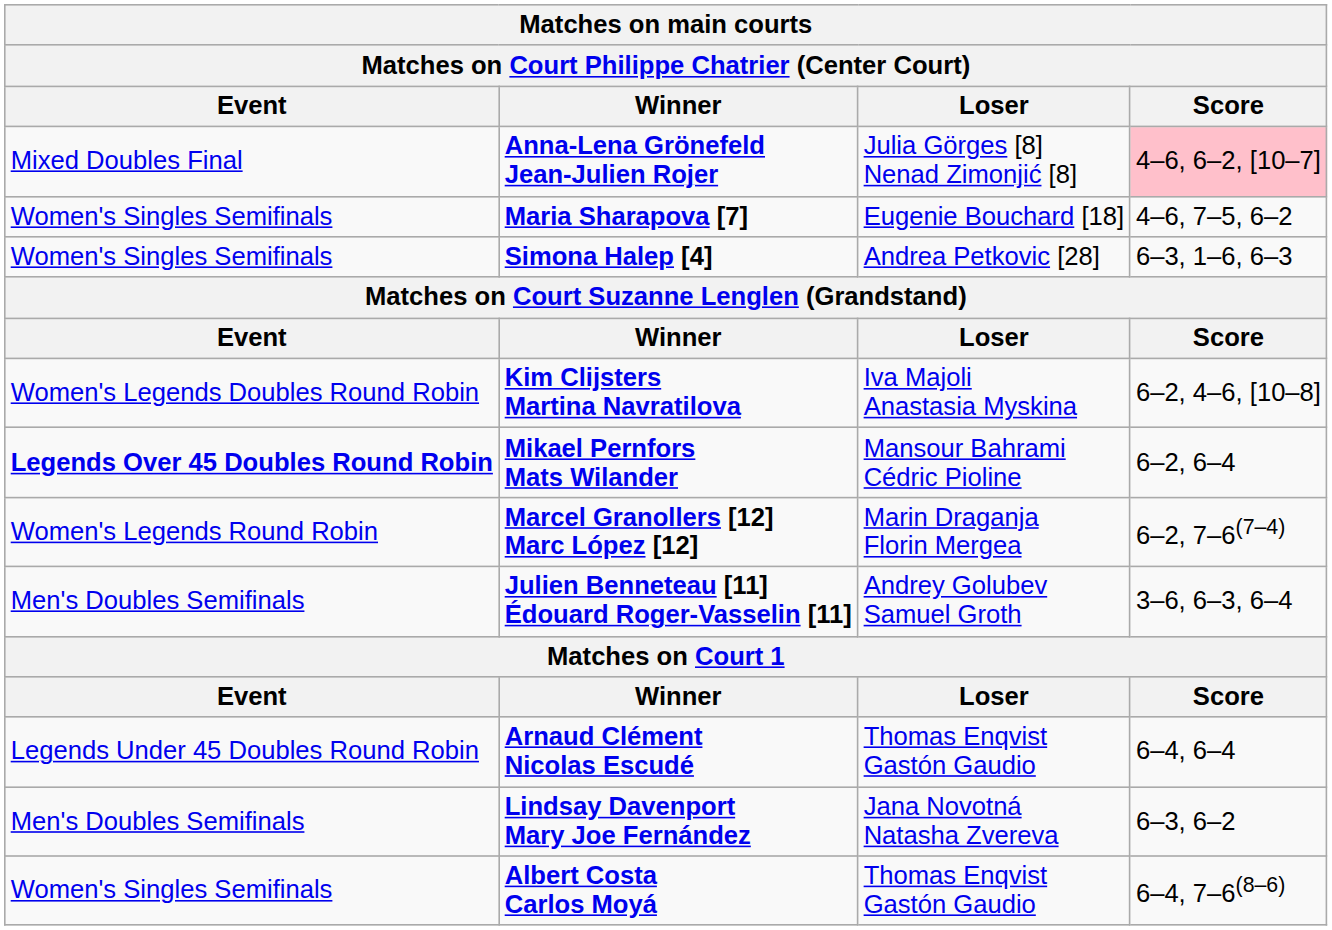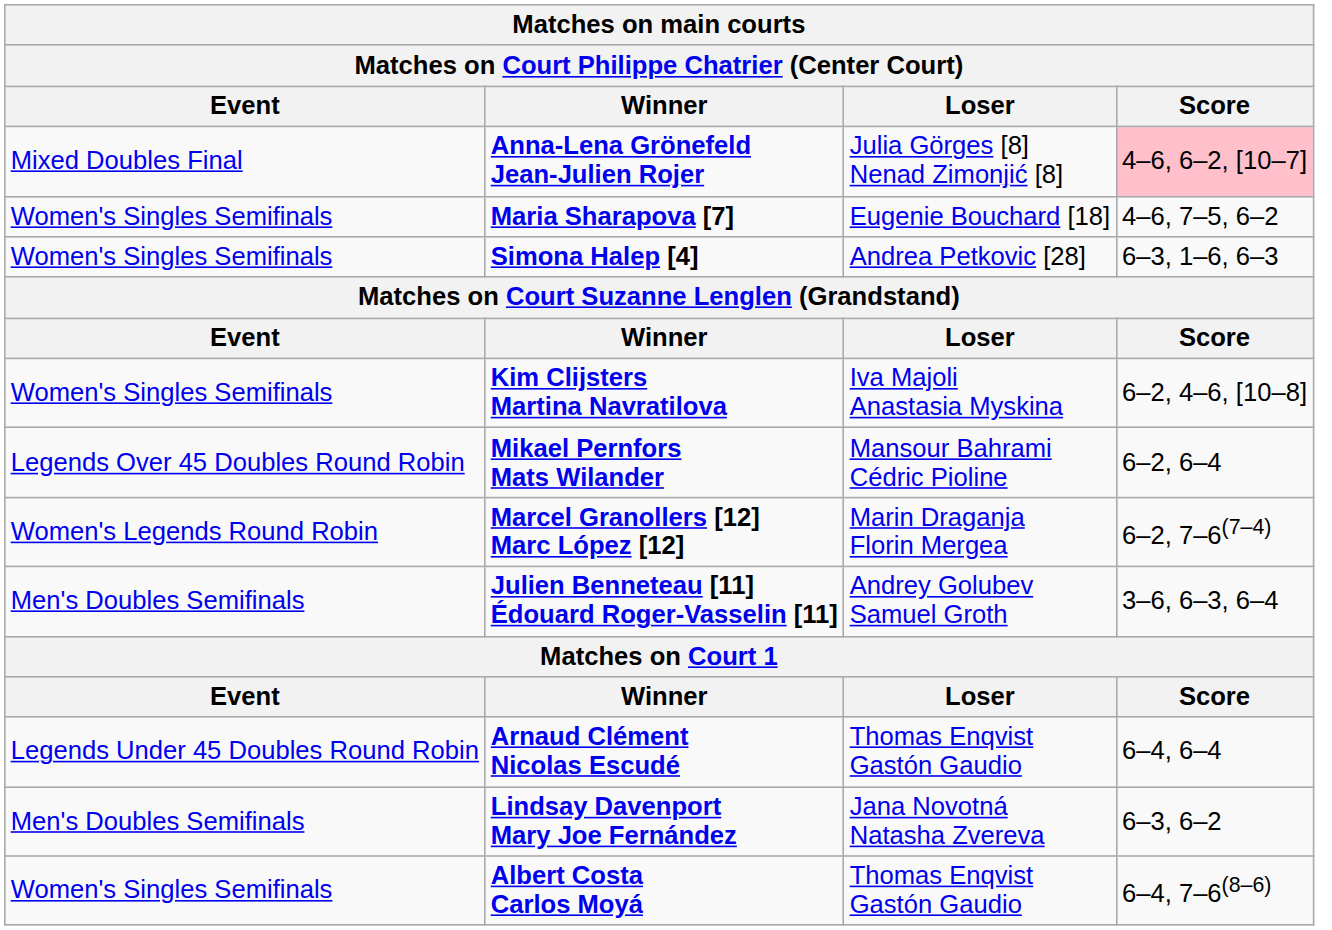(245, 392) Women's Legends Doubles Round Robin -> (172, 392) Women's Singles Semifinals
(252, 462) bold -> (238, 462) normal
